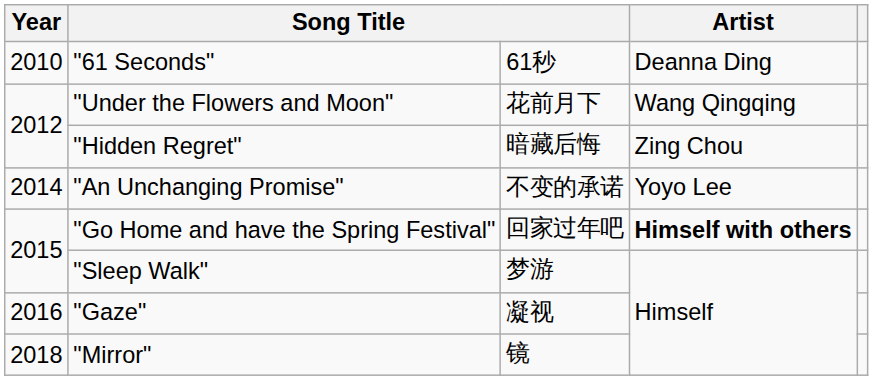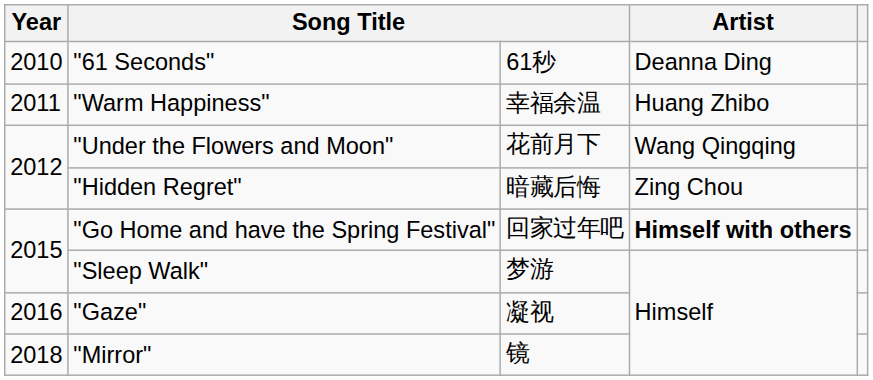+ row: (171, 104)
- row: (208, 187)
